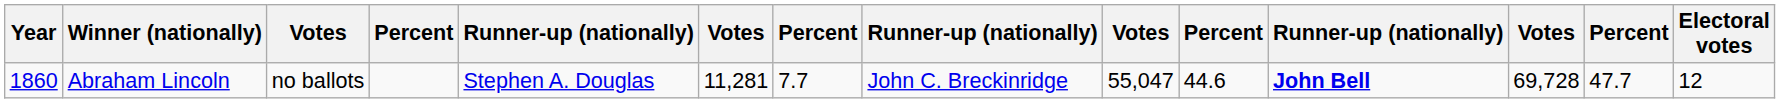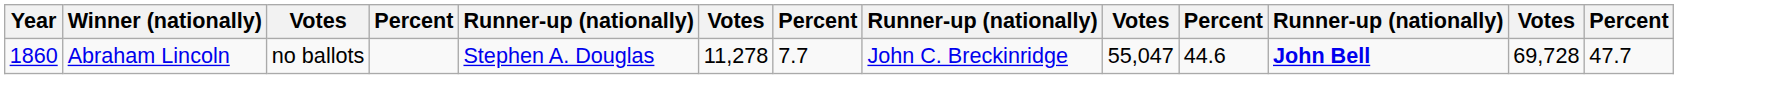- column: (1724, 33)
(736, 80) 11,281 -> (736, 55) 11,278
